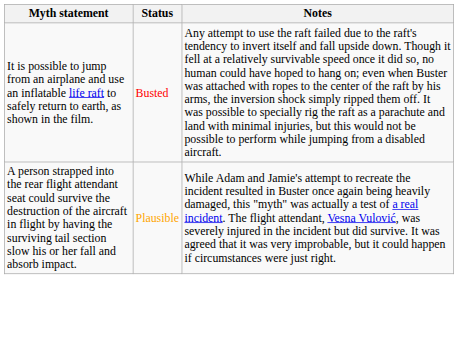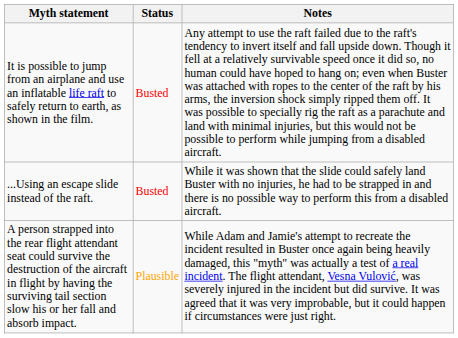+ row: (63, 191)
